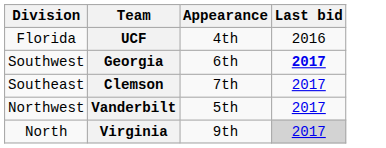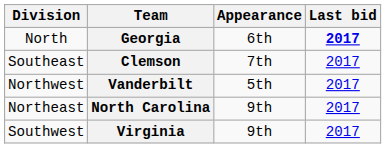- row: (134, 39)
(46, 62) Southwest -> (46, 39) North
+ row: (151, 108)
(46, 132) North -> (46, 132) Southwest
(309, 132) lightgrey background -> (343, 132) no background
